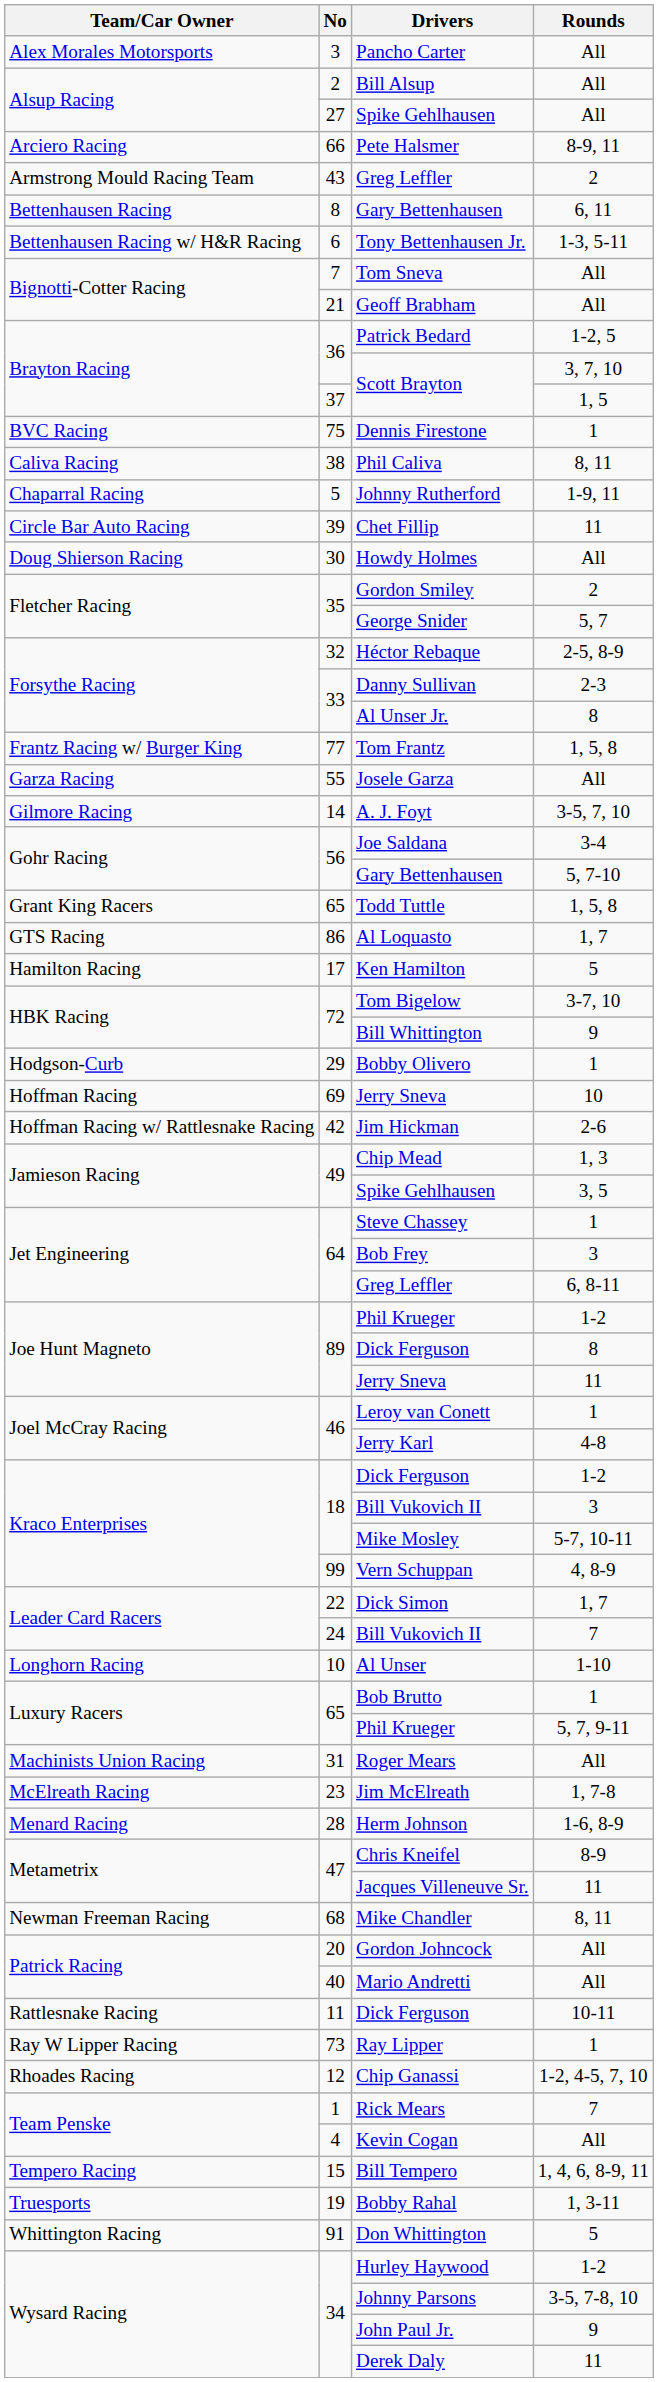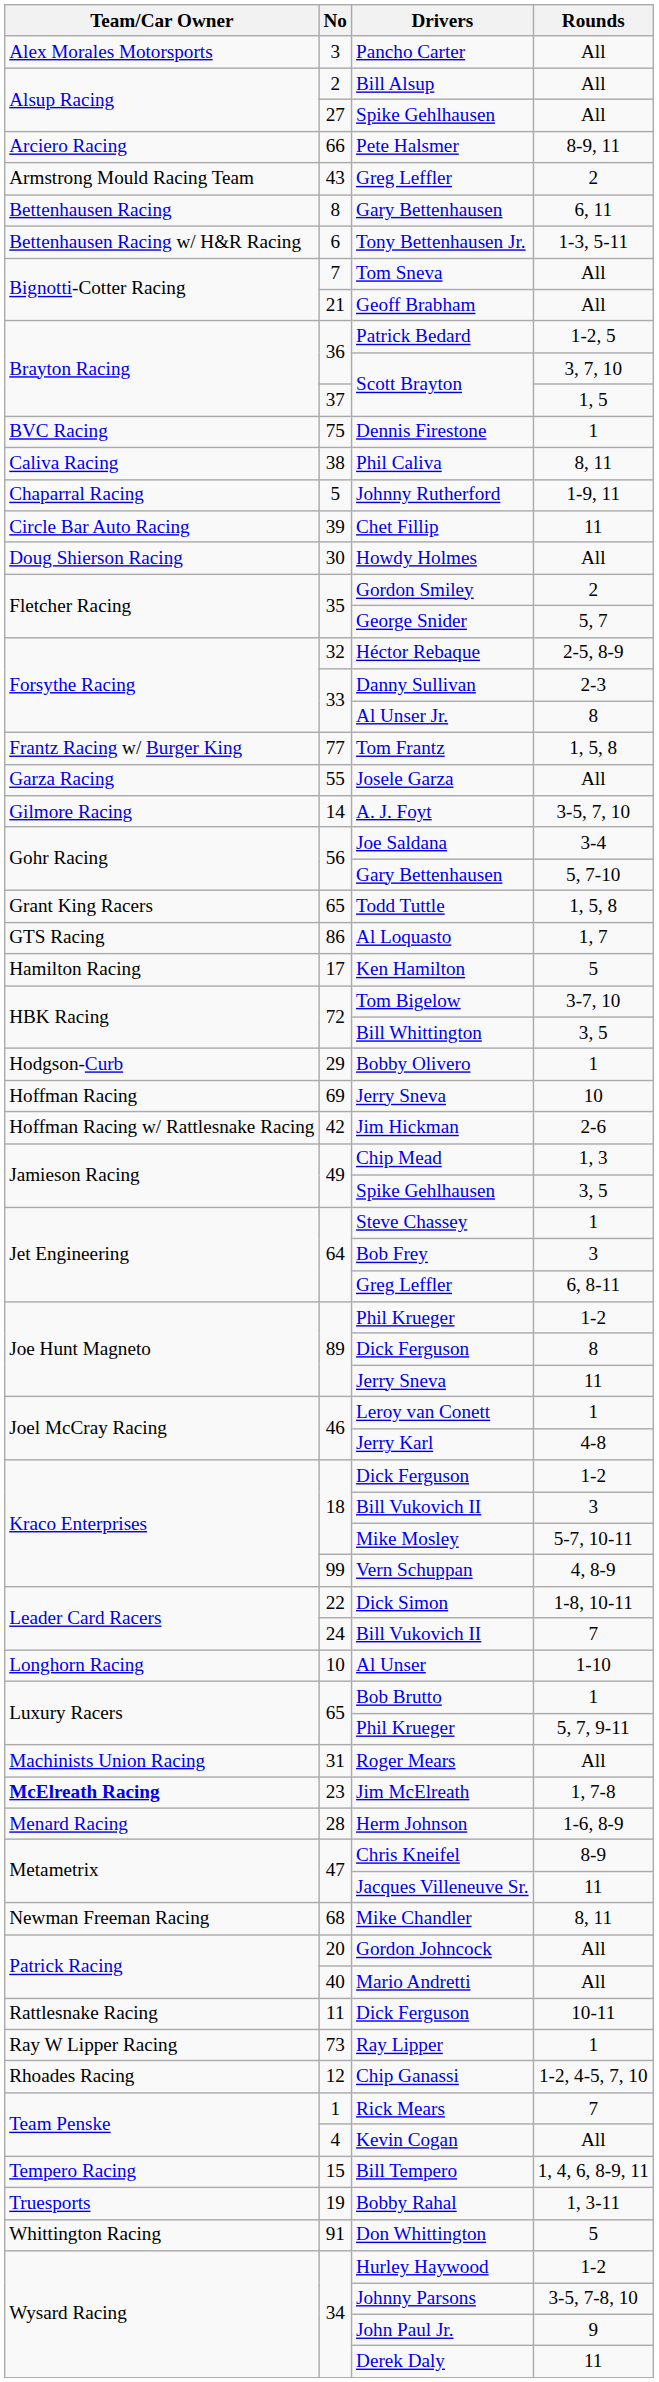(593, 1032) 9 -> (593, 1032) 3, 5
(593, 1601) 1, 7 -> (593, 1601) 1-8, 10-11
(79, 1791) normal -> (84, 1791) bold
